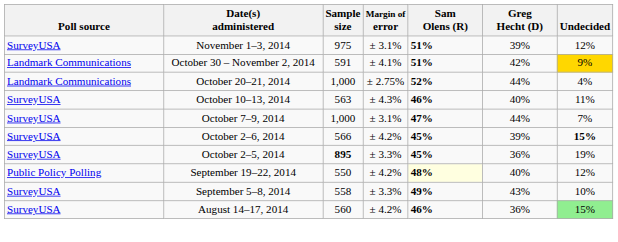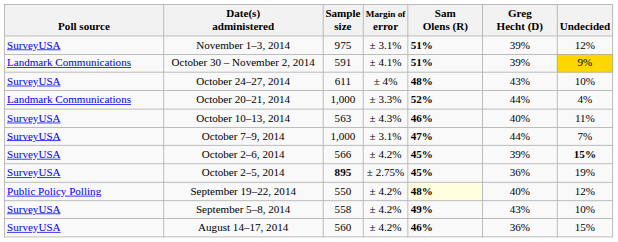(520, 63) 42% -> (520, 63) 39%
+ row: (243, 81)
(386, 81) ± 2.75% -> (386, 100) ± 3.3%
(386, 155) ± 3.3% -> (386, 173) ± 2.75%
(386, 191) ± 3.3% -> (386, 209) ± 4.2%
(585, 209) lightgreen background -> (585, 228) no background
